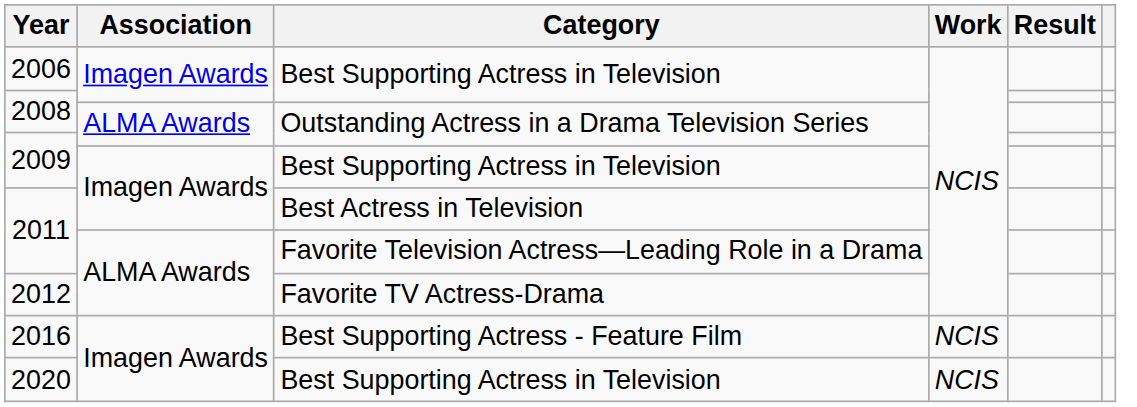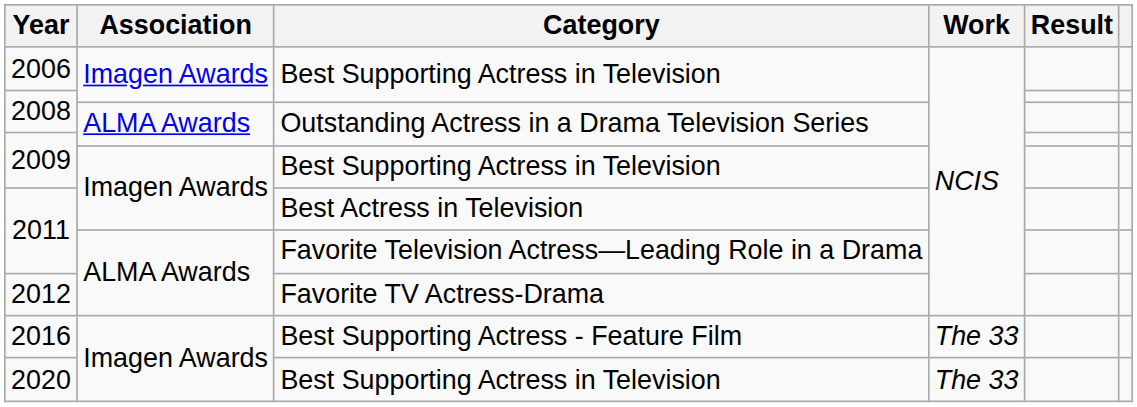(967, 336) NCIS -> (977, 336) The 33
(967, 379) NCIS -> (977, 379) The 33
